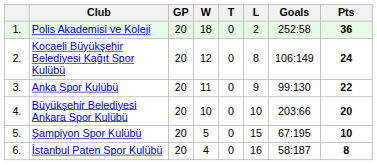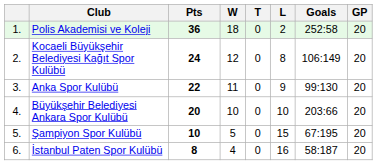columns swapped: (181, 13) <-> (346, 13)
